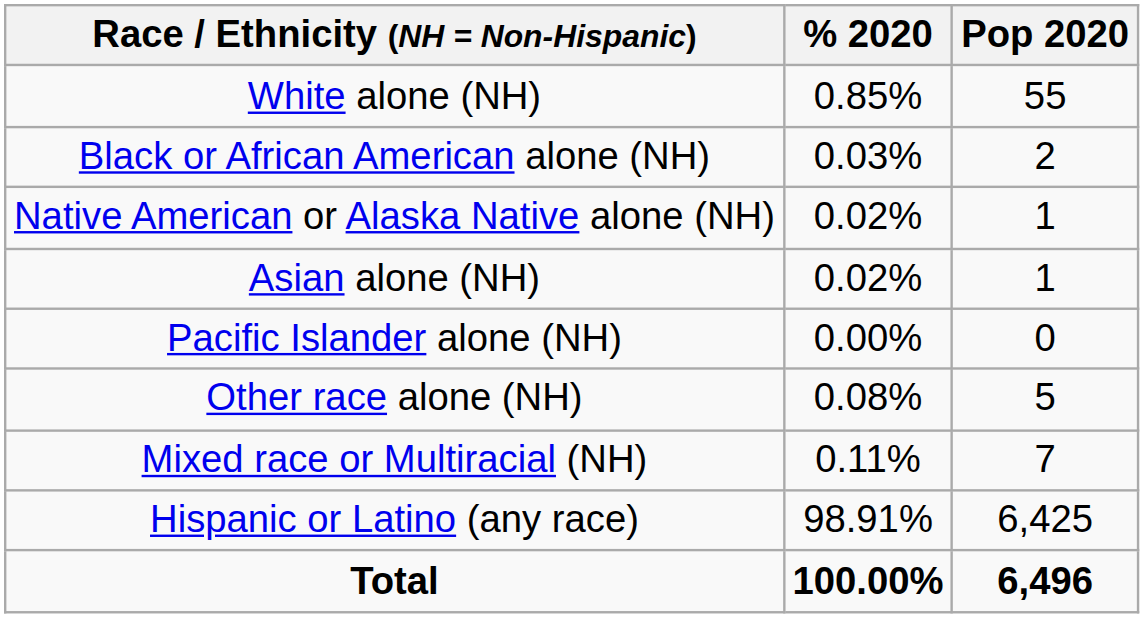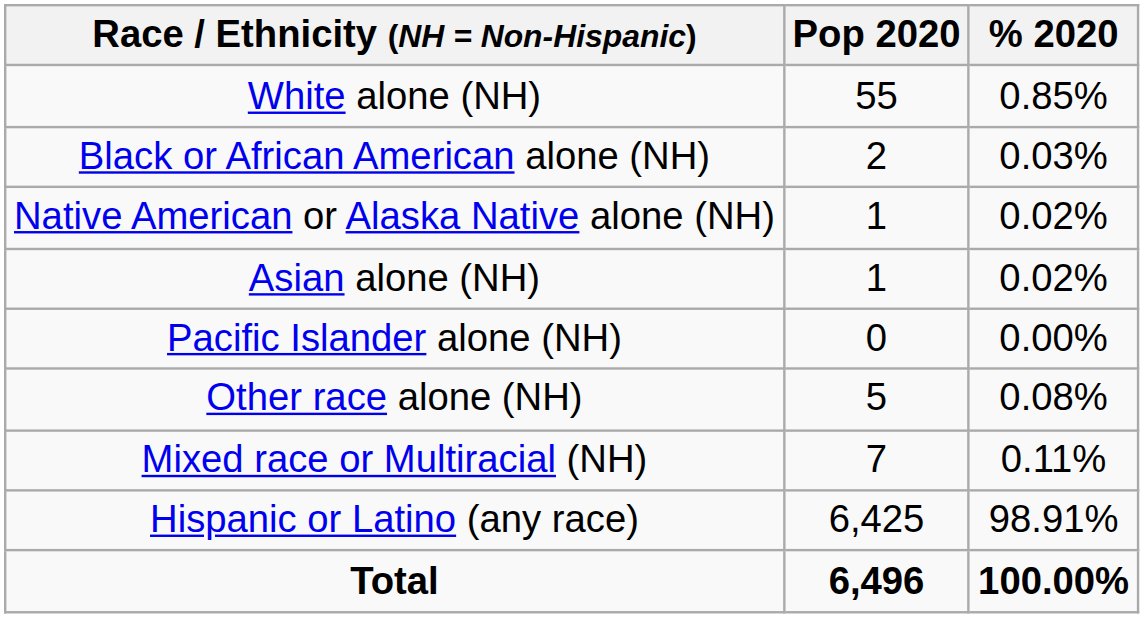columns swapped: (1045, 34) <-> (868, 34)
